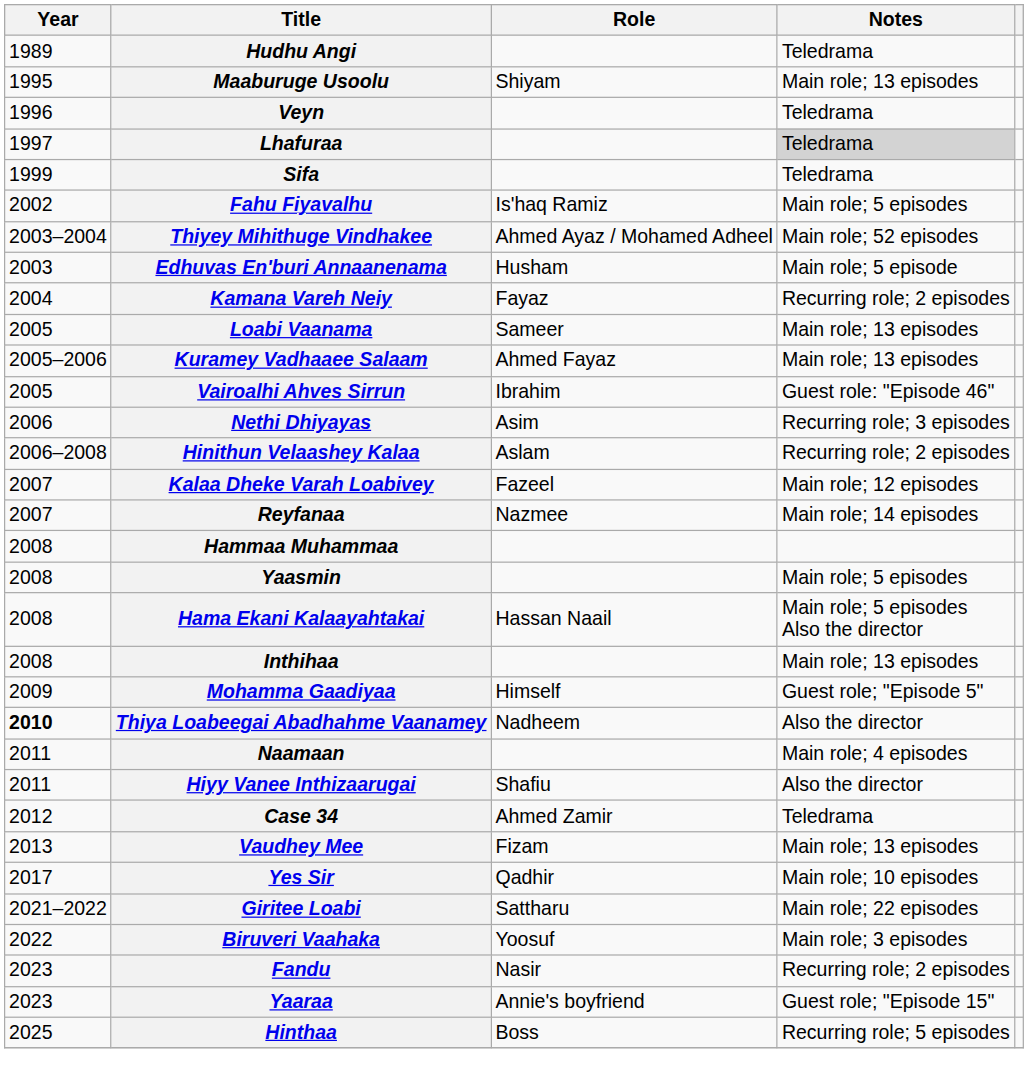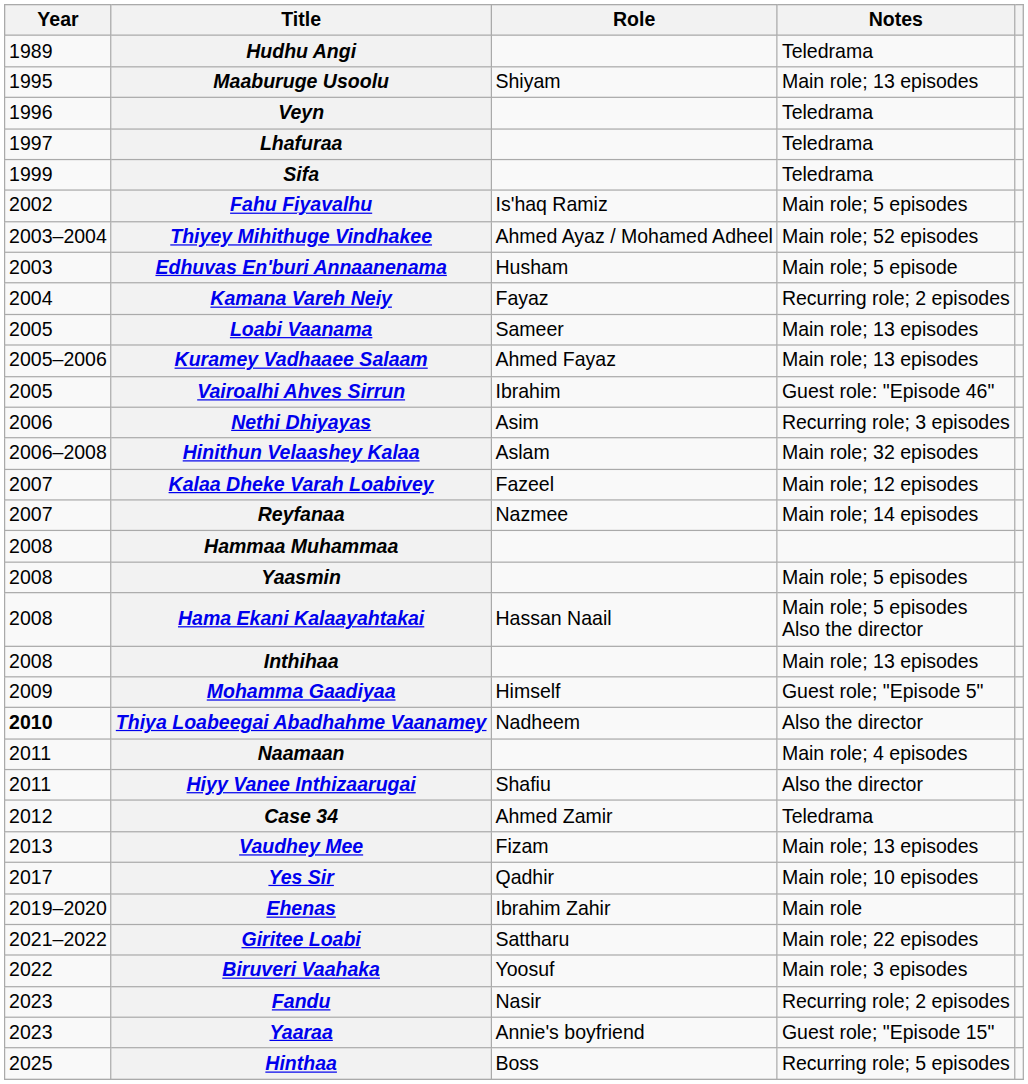(827, 143) lightgrey background -> (827, 143) no background
(896, 453) Recurring role; 2 episodes -> (880, 453) Main role; 32 episodes
+ row: (301, 908)
